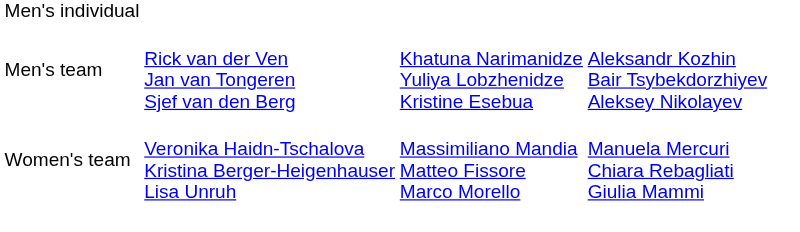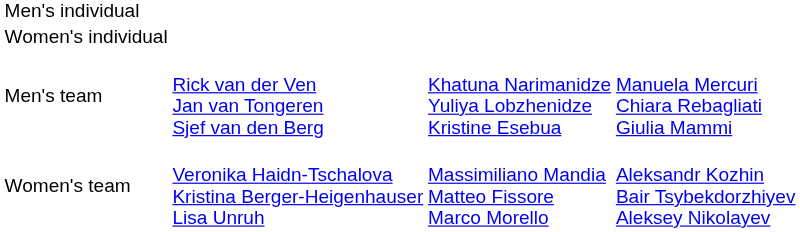+ row: (86, 37)
(677, 80) Aleksandr Kozhin Bair Tsybekdorzhiyev Aleksey Nikolayev -> (689, 106) Manuela Mercuri Chiara Rebagliati Giulia Mammi
(661, 170) Manuela Mercuri Chiara Rebagliati Giulia Mammi -> (706, 196) Aleksandr Kozhin Bair Tsybekdorzhiyev Aleksey Nikolayev
